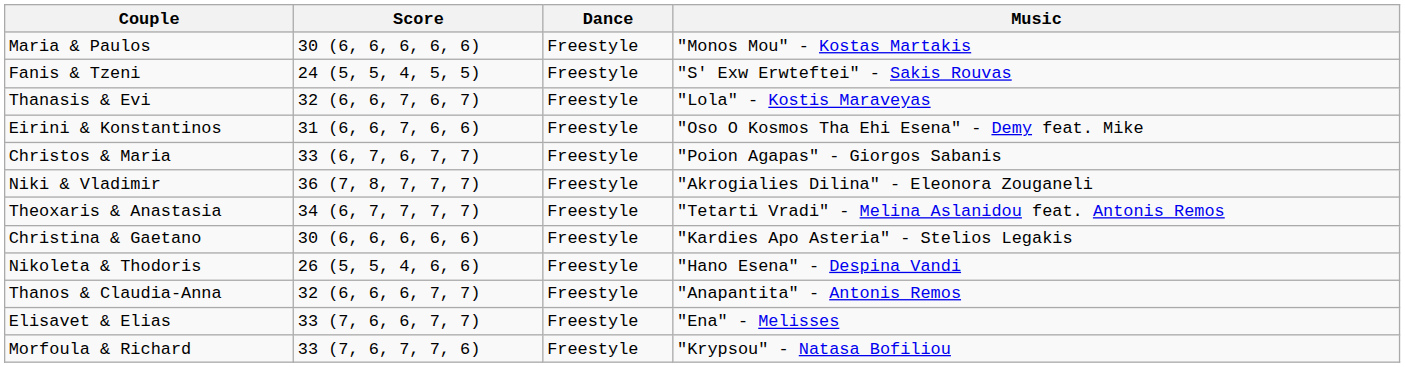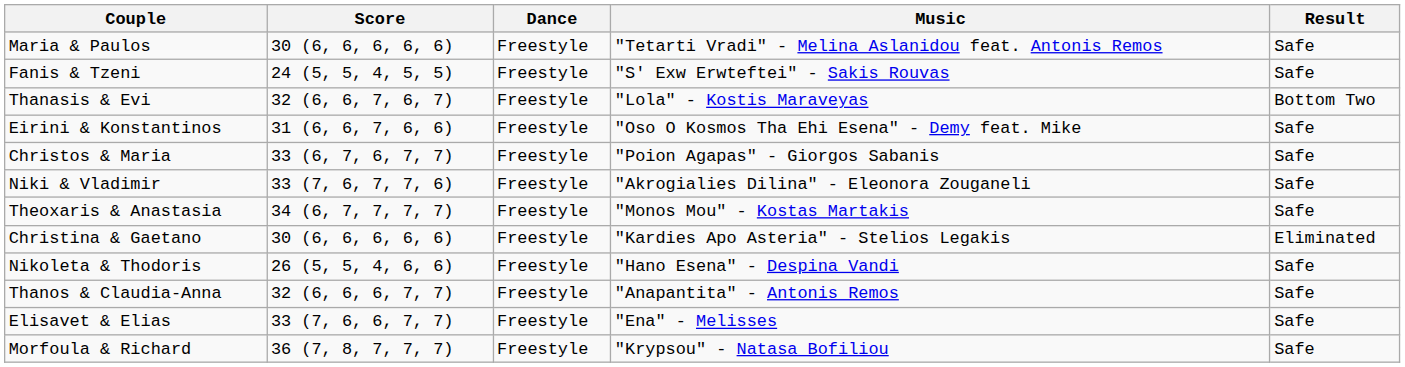+ column: (1335, 18)
(824, 46) "Monos Mou" - Kostas Martakis -> (889, 46) "Tetarti Vradi" - Melina Aslanidou feat. Antonis Remos
(389, 184) 36 (7, 8, 7, 7, 7) -> (362, 184) 33 (7, 6, 7, 7, 6)
(951, 211) "Tetarti Vradi" - Melina Aslanidou feat. Antonis Remos -> (762, 211) "Monos Mou" - Kostas Martakis
(389, 349) 33 (7, 6, 7, 7, 6) -> (362, 349) 36 (7, 8, 7, 7, 7)
